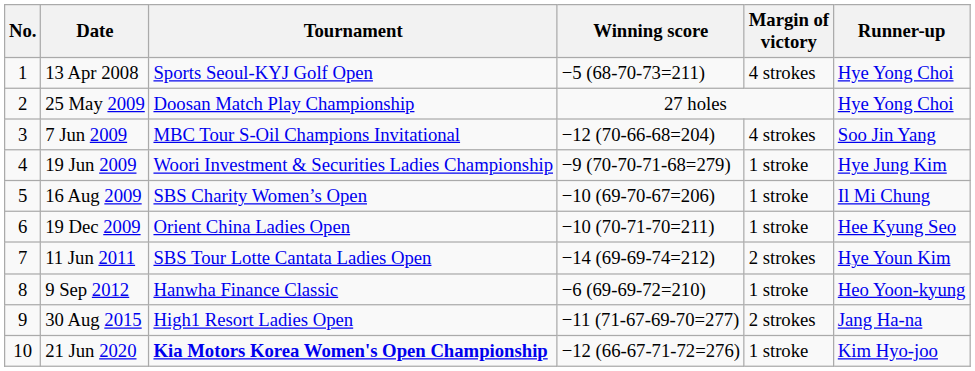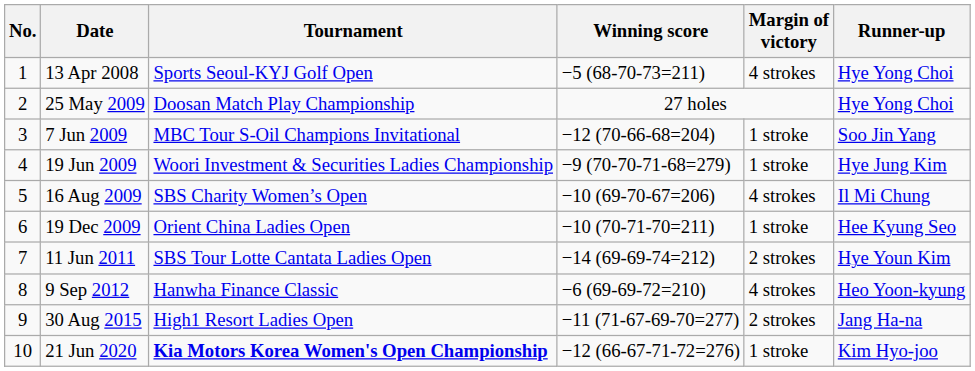(782, 134) 4 strokes -> (779, 134) 1 stroke
(779, 196) 1 stroke -> (782, 196) 4 strokes
(779, 288) 1 stroke -> (782, 288) 4 strokes
